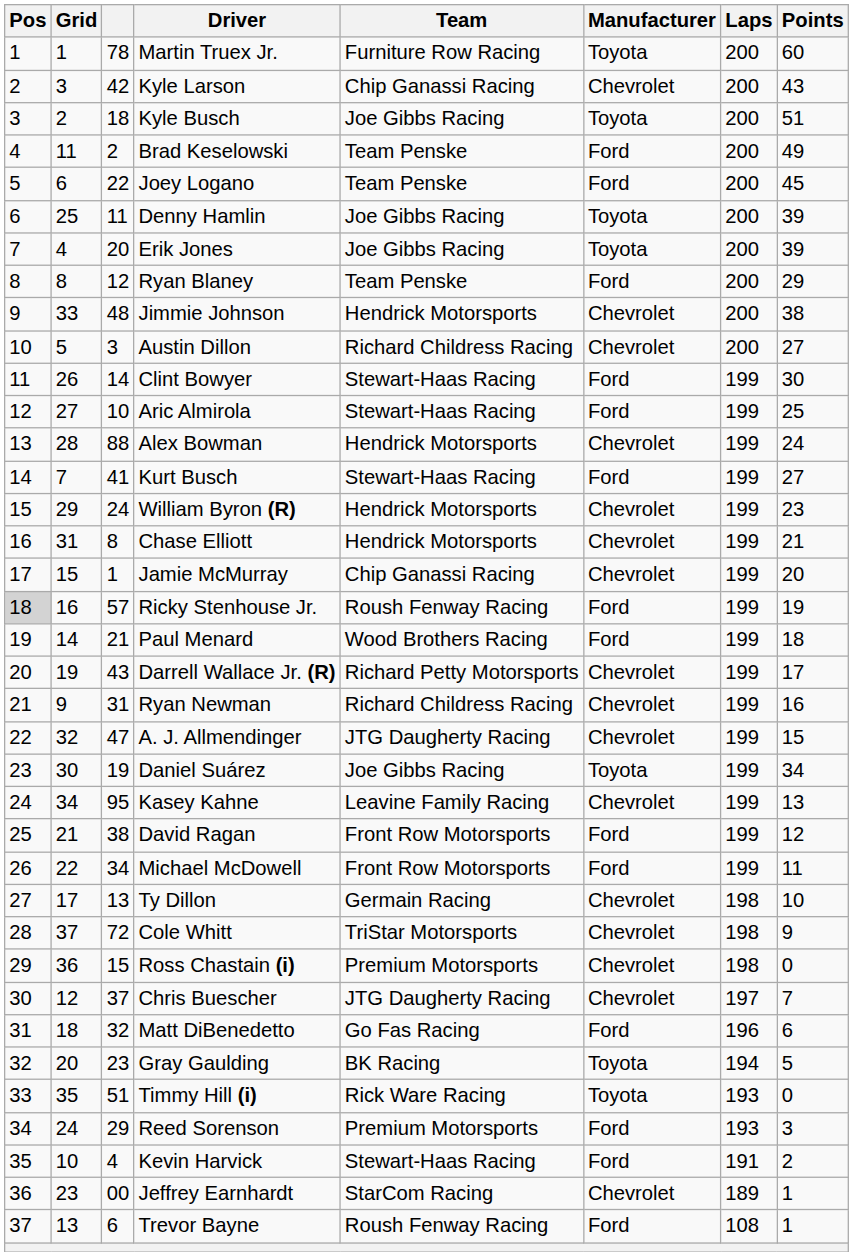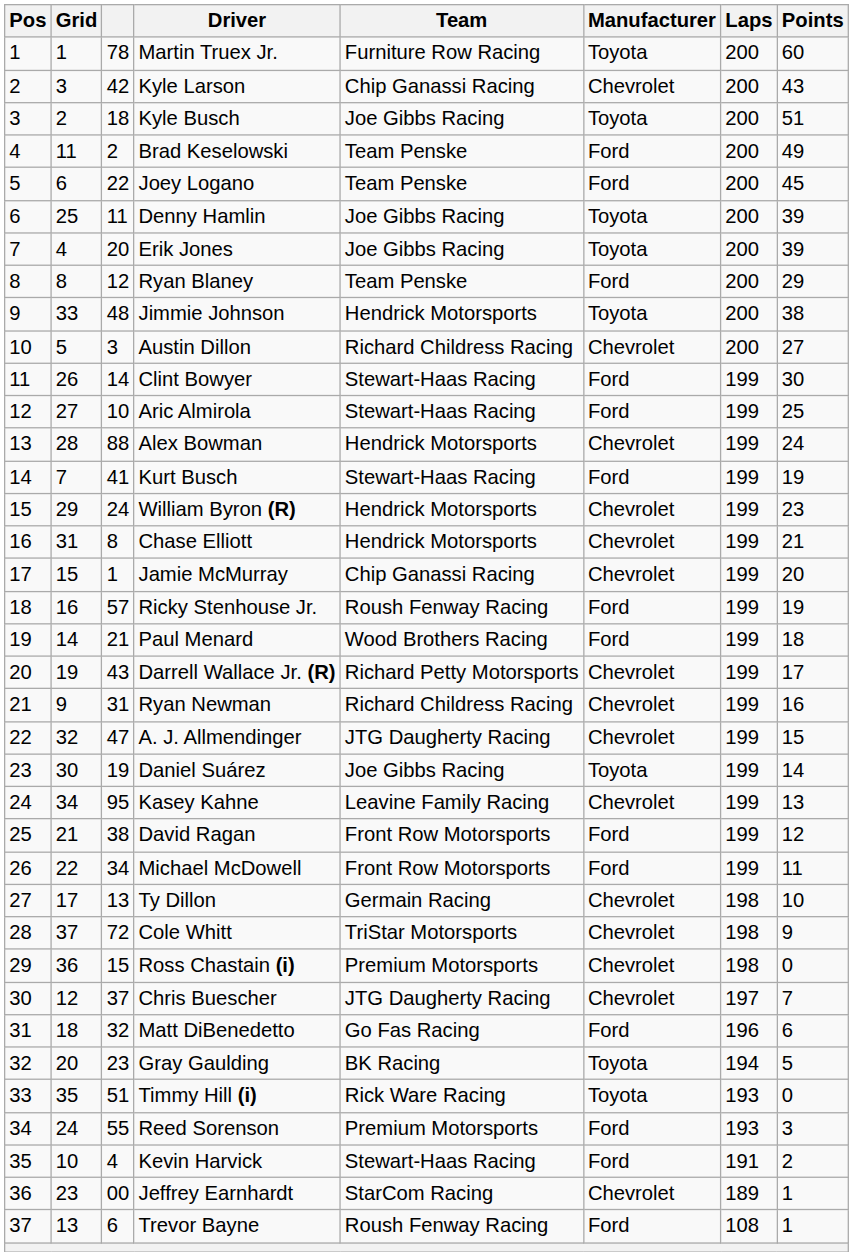(631, 313) Chevrolet -> (618, 313) Toyota
(793, 476) 27 -> (793, 476) 19
(21, 606) lightgrey background -> (21, 606) no background
(793, 769) 34 -> (793, 769) 14
(118, 1127) 29 -> (118, 1127) 55
